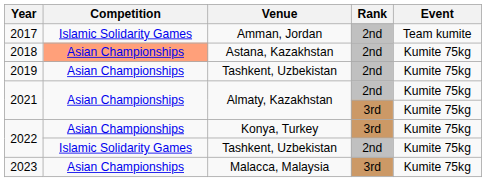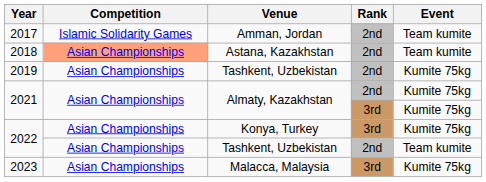(437, 53) Kumite 75kg -> (437, 53) Team kumite
(126, 148) Islamic Solidarity Games -> (126, 148) Asian Championships
(437, 148) Kumite 75kg -> (437, 148) Team kumite
